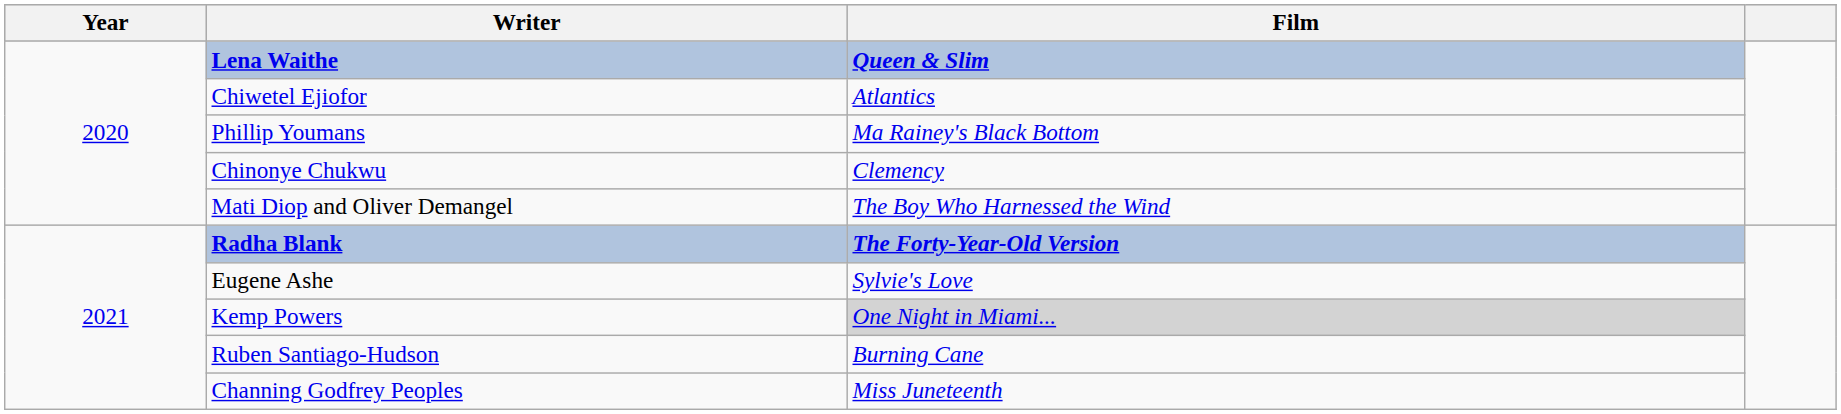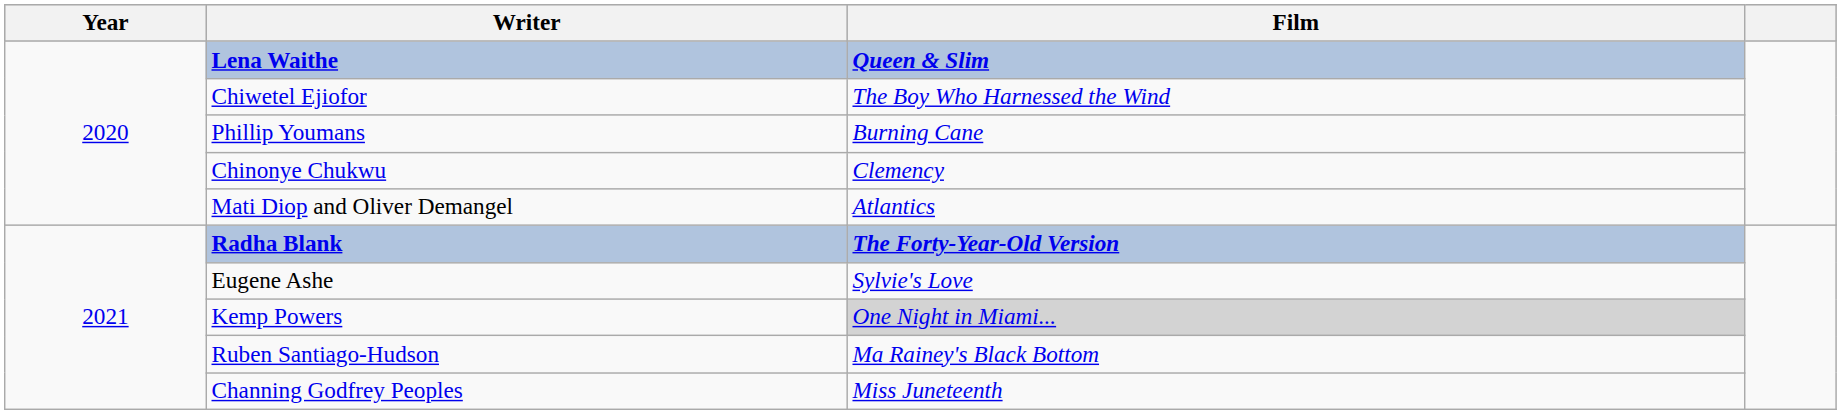(894, 96) Atlantics -> (1011, 96) The Boy Who Harnessed the Wind
(976, 133) Ma Rainey's Black Bottom -> (918, 133) Burning Cane
(1011, 206) The Boy Who Harnessed the Wind -> (894, 206) Atlantics
(918, 354) Burning Cane -> (976, 354) Ma Rainey's Black Bottom
